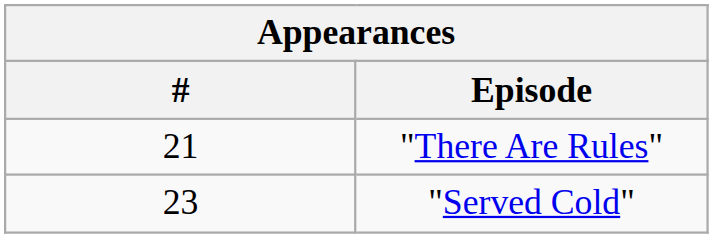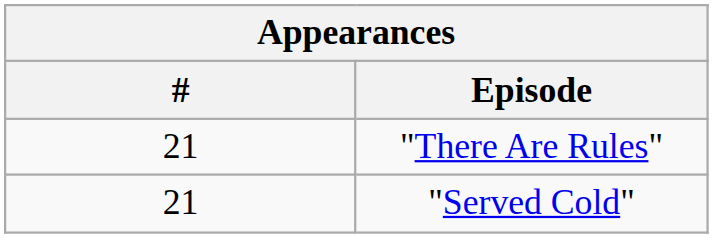(181, 202) 23 -> (181, 202) 21
